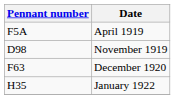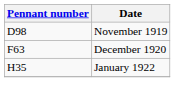- row: (119, 31)
